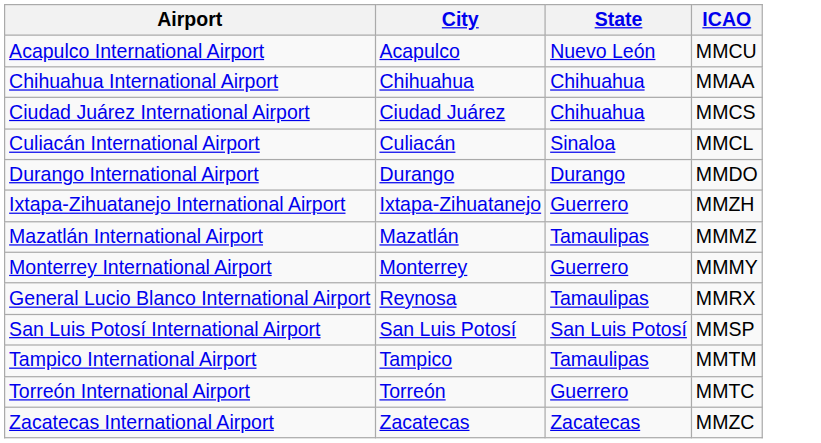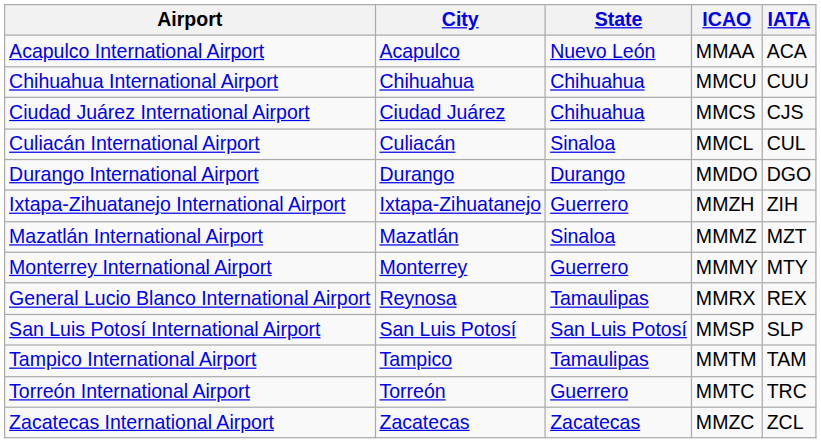+ column: (789, 19)
(726, 50) MMCU -> (725, 50) MMAA
(725, 81) MMAA -> (726, 81) MMCU
(600, 236) Tamaulipas -> (583, 236) Sinaloa
